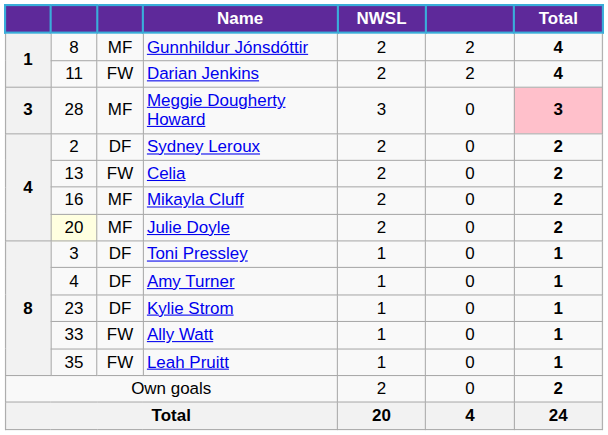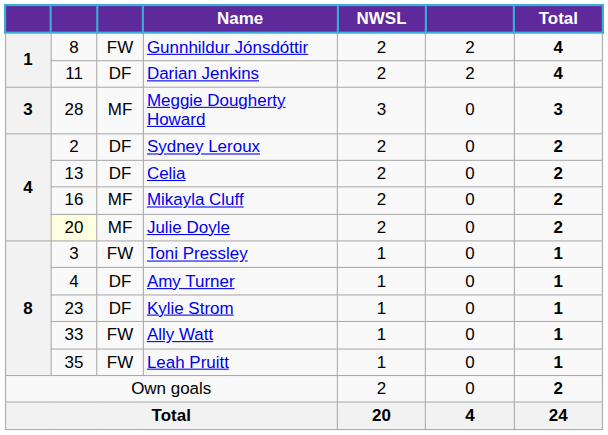(120, 46) MF -> (120, 46) FW
(120, 73) FW -> (120, 73) DF
(558, 110) pink background -> (558, 110) no background
(120, 173) FW -> (120, 173) DF
(120, 254) DF -> (120, 254) FW
